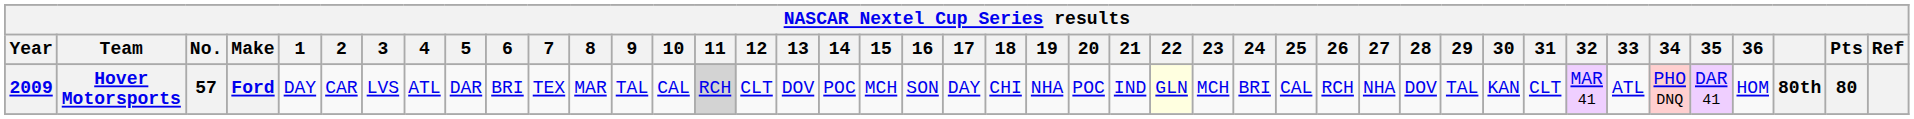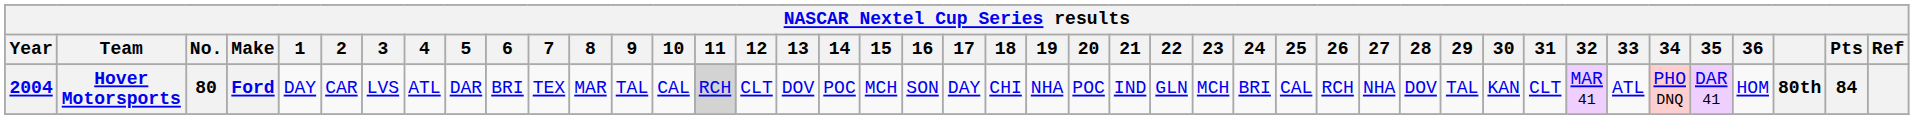(31, 88) 2009 -> (31, 88) 2004
(206, 88) 57 -> (206, 88) 80
(1172, 88) lightyellow background -> (1172, 88) no background
(1847, 88) 80 -> (1847, 88) 84
